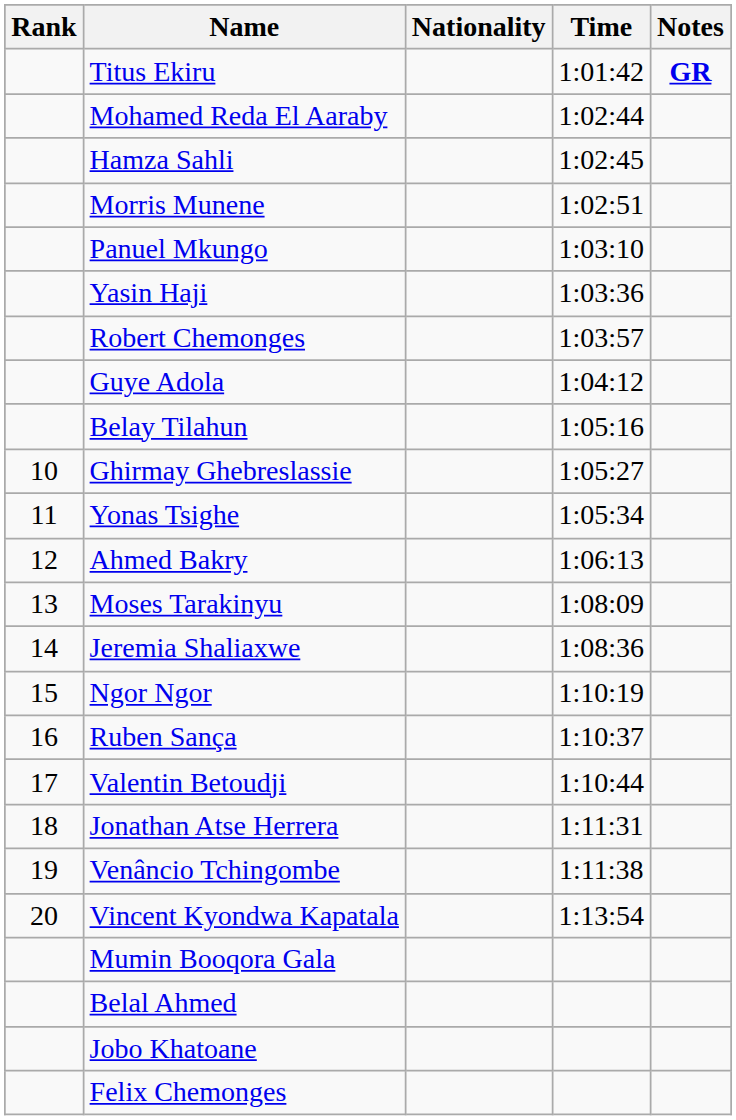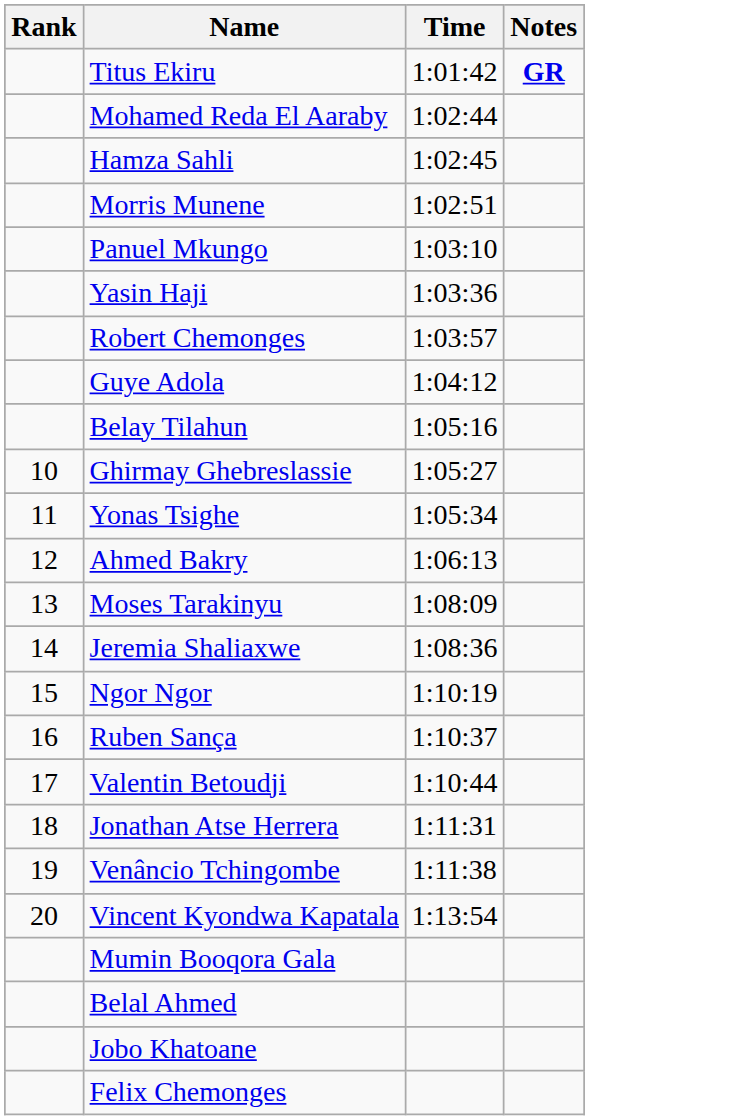- column: (479, 26)
